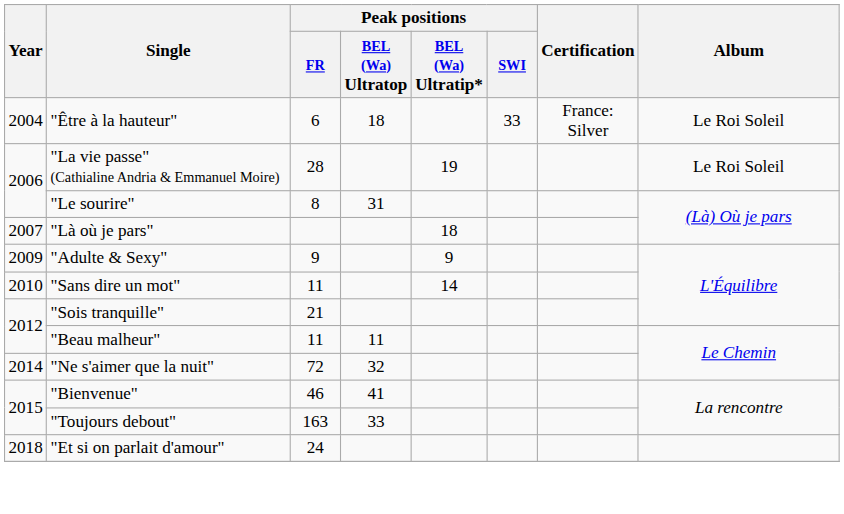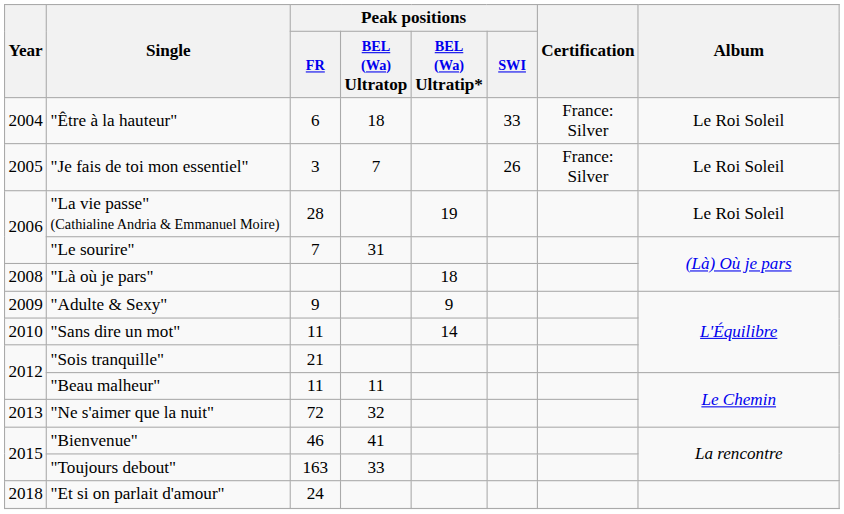+ row: (150, 166)
(315, 203) 8 -> (315, 250) 7
(26, 230) 2007 -> (26, 277) 2008
(26, 366) 2014 -> (26, 413) 2013
